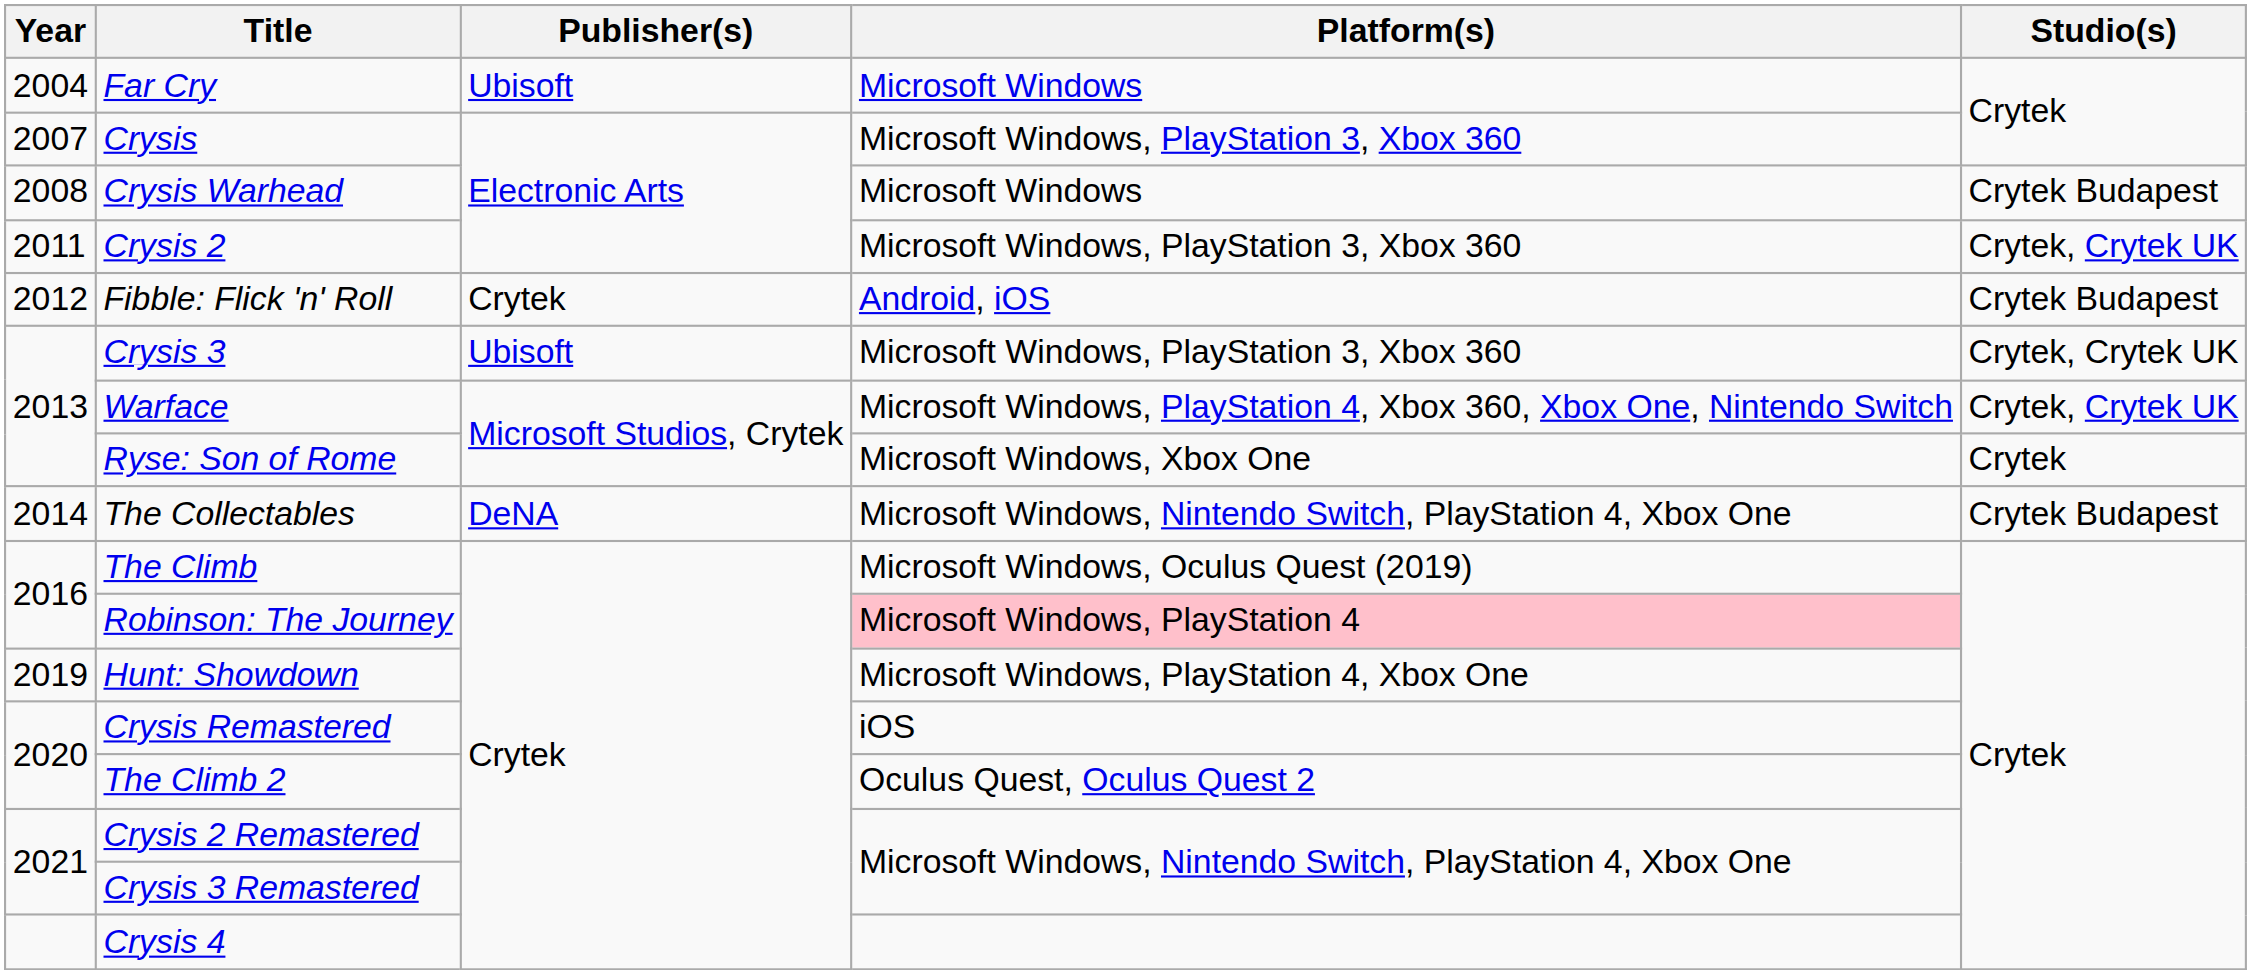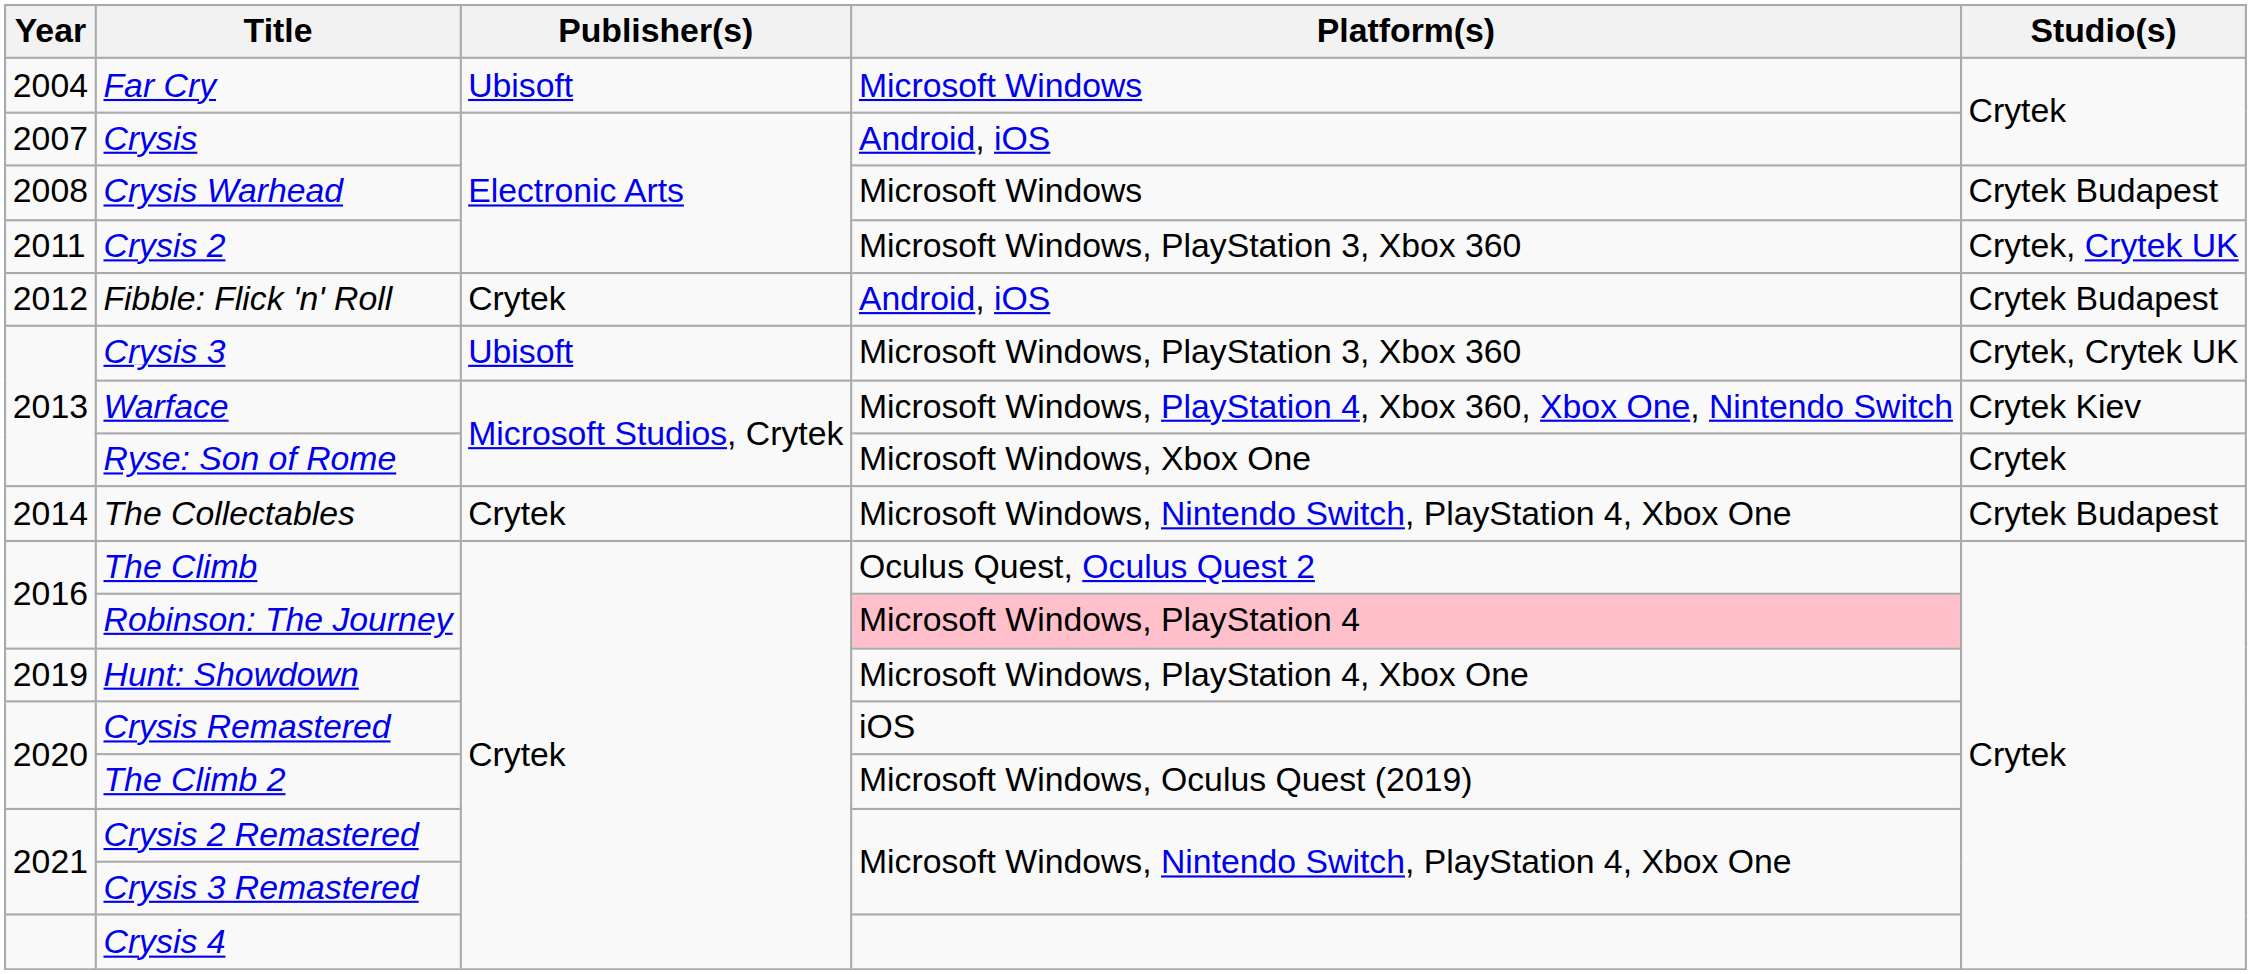(1190, 138) Microsoft Windows, PlayStation 3, Xbox 360 -> (955, 138) Android, iOS
(2104, 406) Crytek, Crytek UK -> (2055, 406) Crytek Kiev
(513, 513) DeNA -> (517, 513) Crytek
(1166, 566) Microsoft Windows, Oculus Quest (2019) -> (1087, 566) Oculus Quest, Oculus Quest 2
(1087, 780) Oculus Quest, Oculus Quest 2 -> (1166, 780) Microsoft Windows, Oculus Quest (2019)
